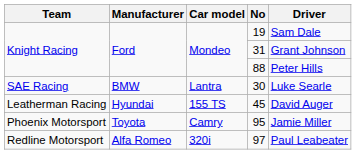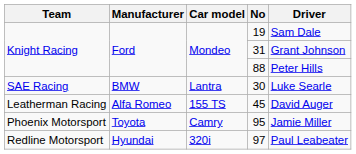(133, 104) Hyundai -> (142, 104) Alfa Romeo
(142, 140) Alfa Romeo -> (133, 140) Hyundai
